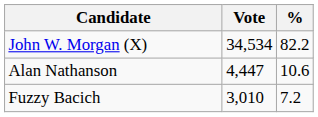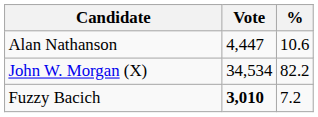rows swapped: (78, 44) <-> (63, 71)
(245, 97) normal -> (245, 97) bold
